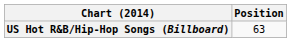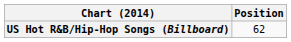(259, 30) 63 -> (259, 30) 62
